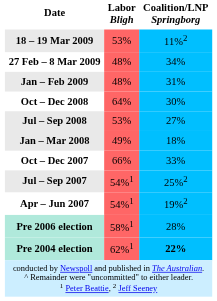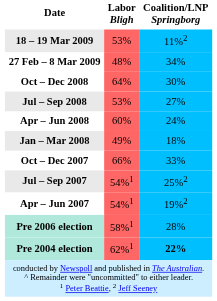- row: (55, 81)
+ row: (55, 120)
